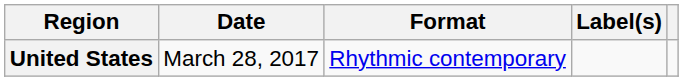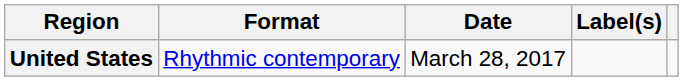columns swapped: (241, 22) <-> (448, 22)
